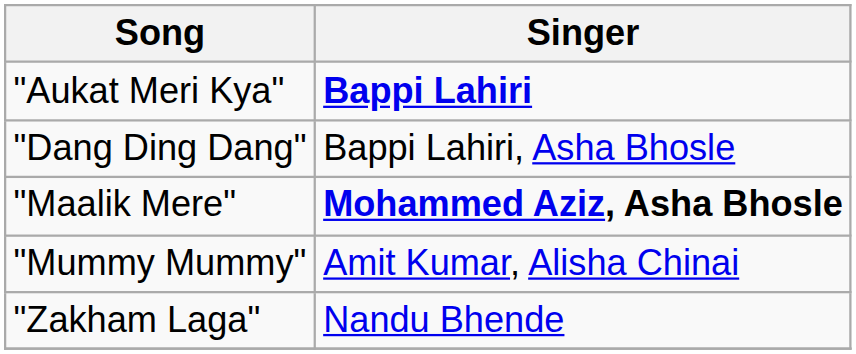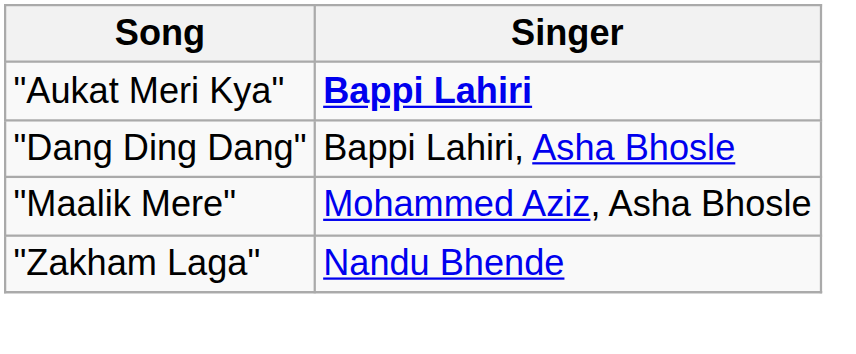(583, 205) bold -> (567, 205) normal
- row: (160, 262)
